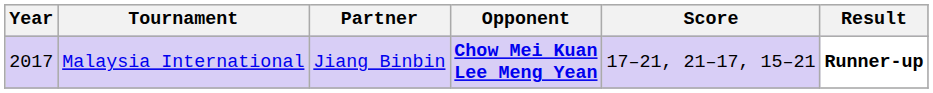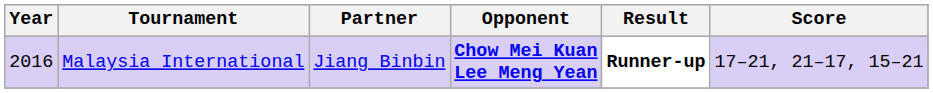columns swapped: (711, 20) <-> (874, 20)
(31, 62) 2017 -> (31, 62) 2016
